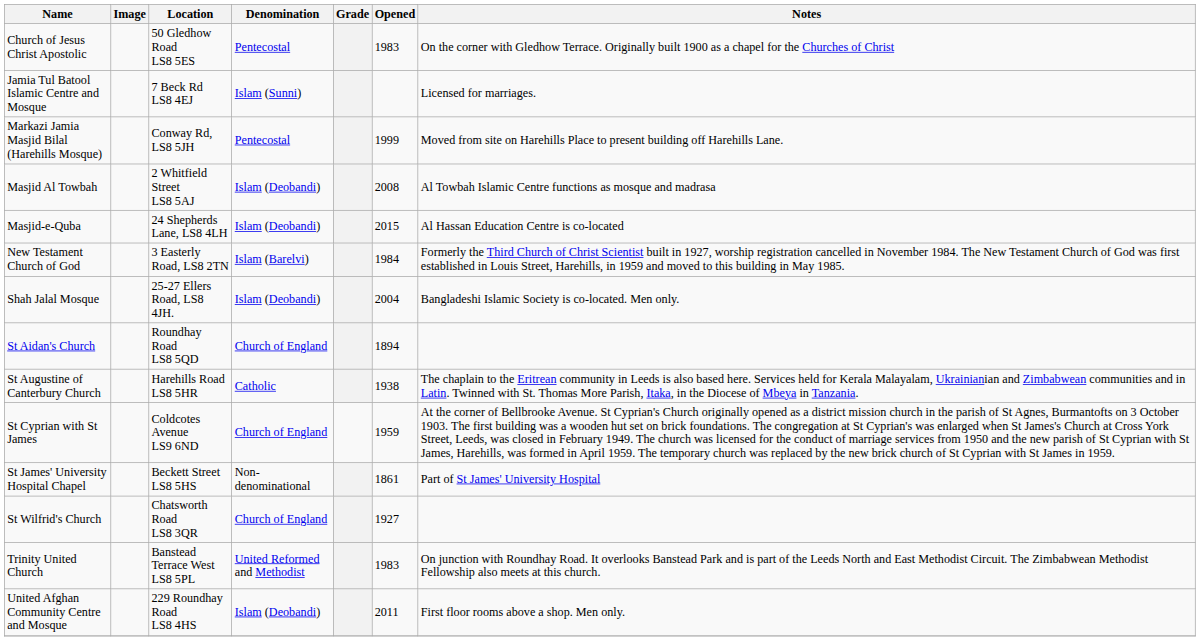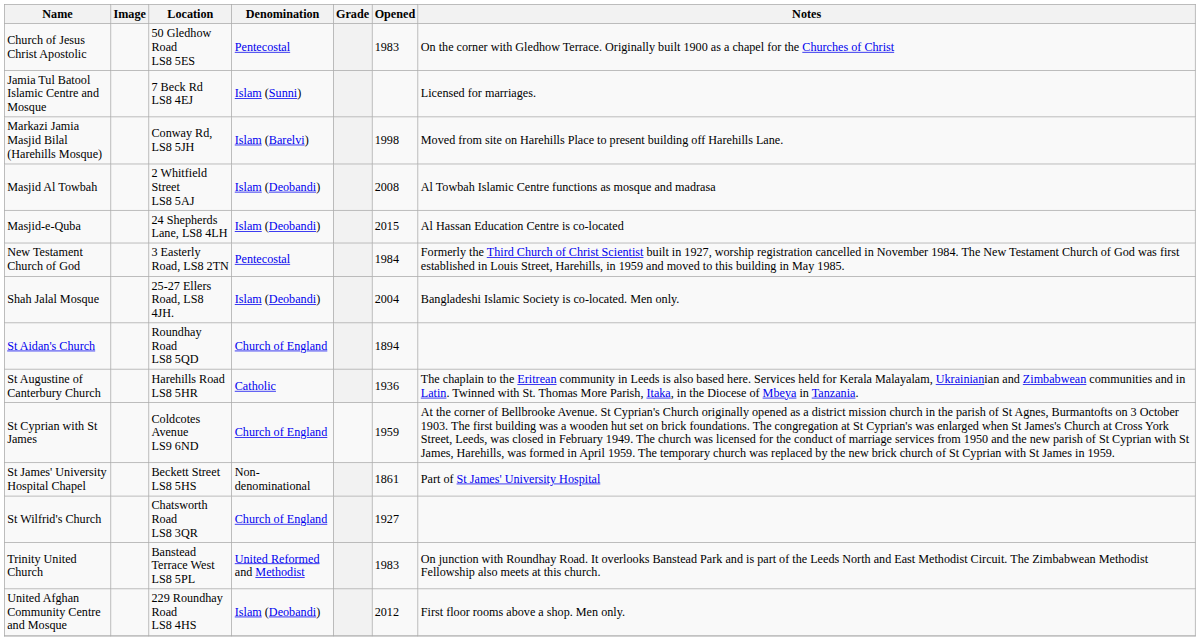(262, 140) Pentecostal -> (272, 140) Islam (Barelvi)
(387, 140) 1999 -> (387, 140) 1998
(272, 259) Islam (Barelvi) -> (262, 259) Pentecostal
(387, 386) 1938 -> (387, 386) 1936
(387, 612) 2011 -> (387, 612) 2012
